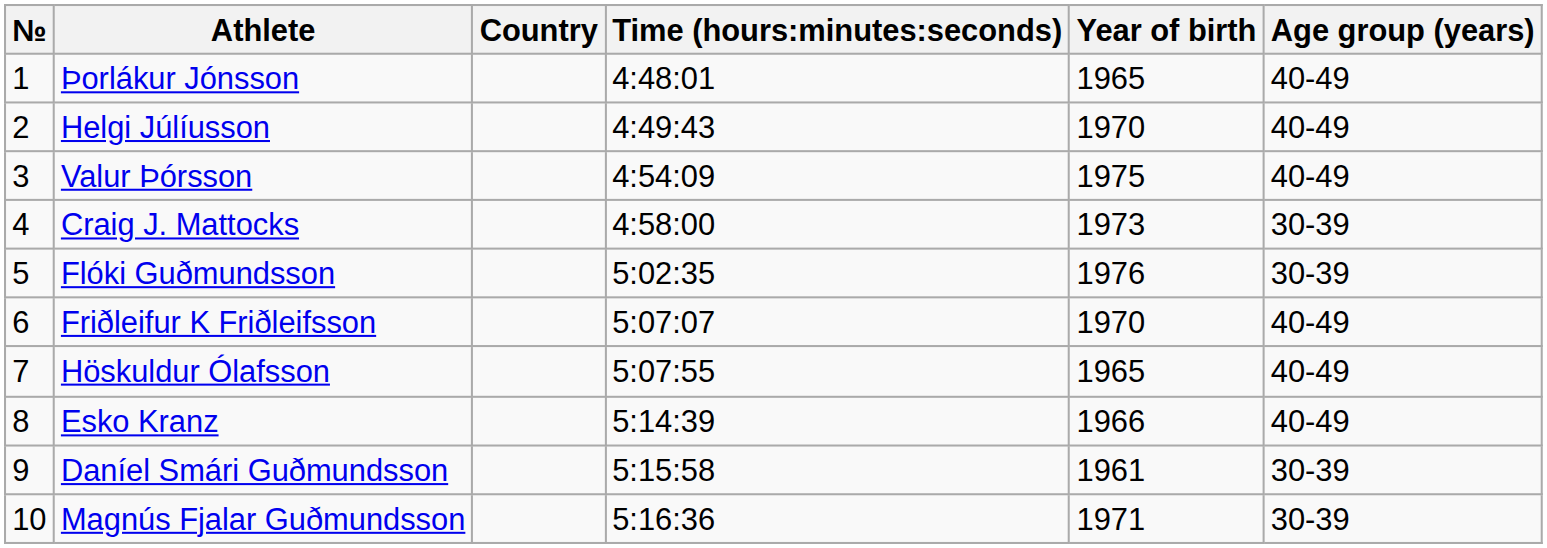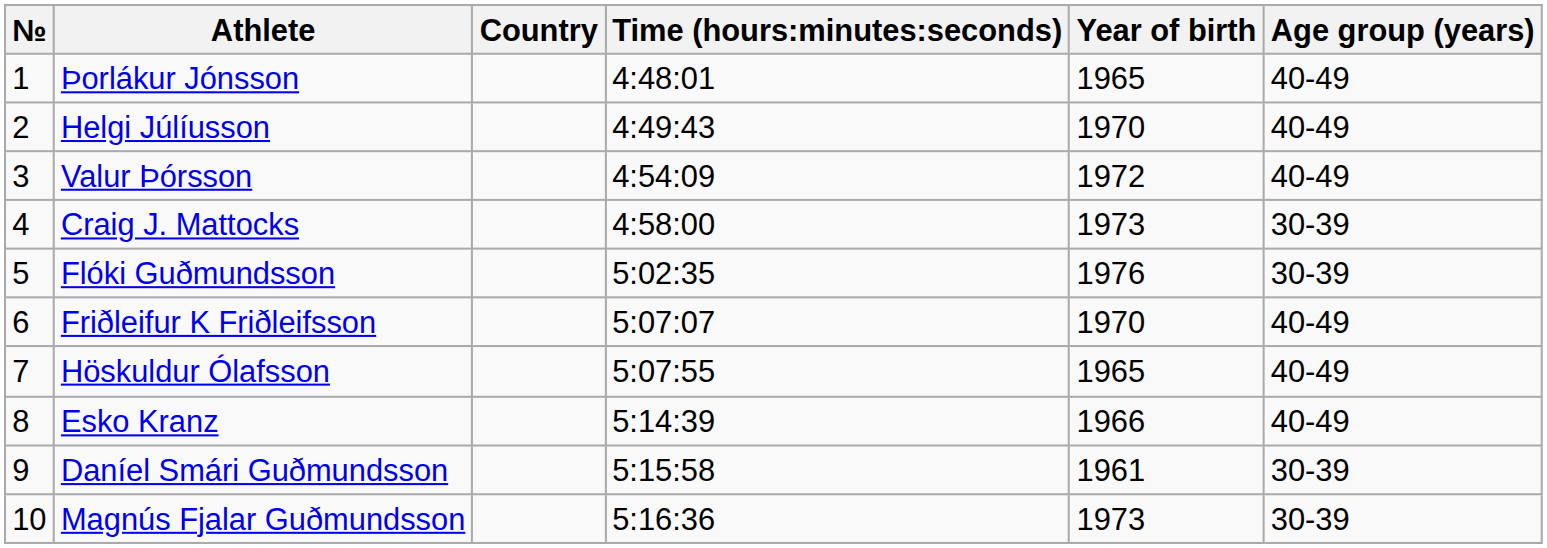(1111, 176) 1975 -> (1111, 176) 1972
(1111, 518) 1971 -> (1111, 518) 1973
